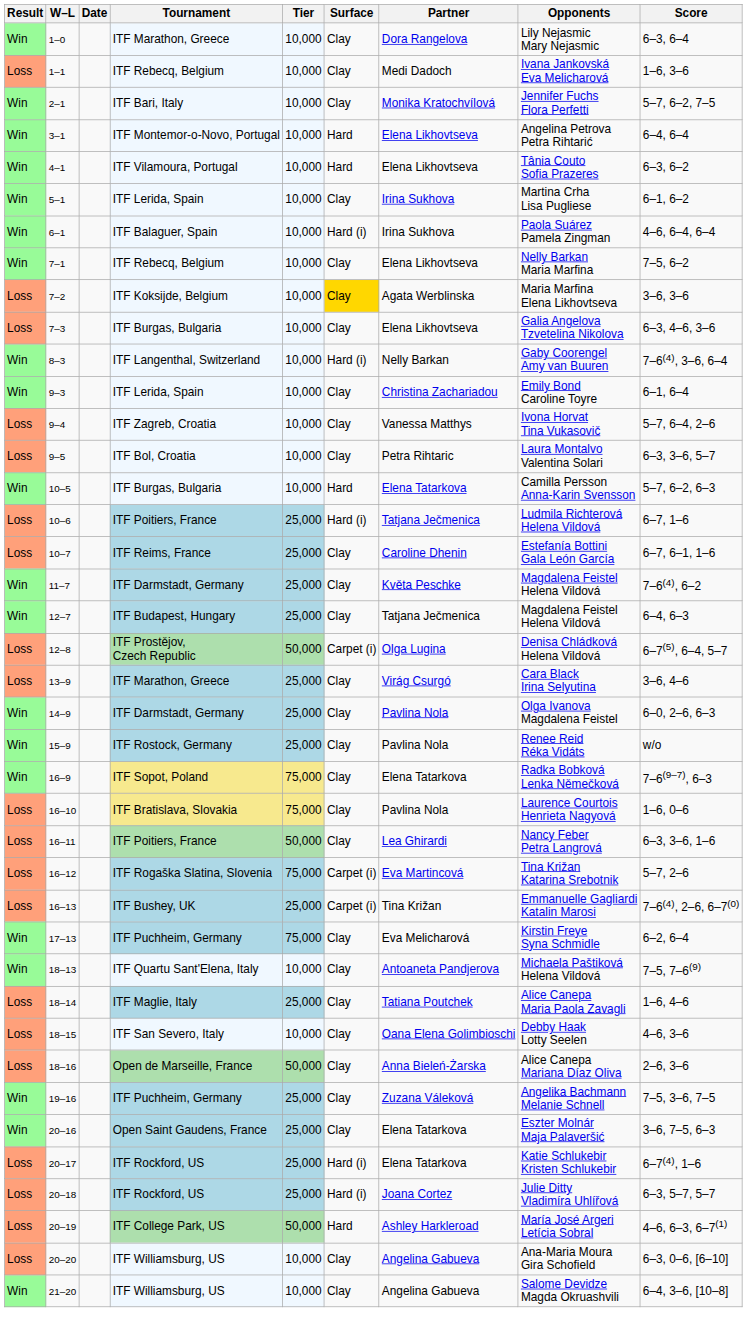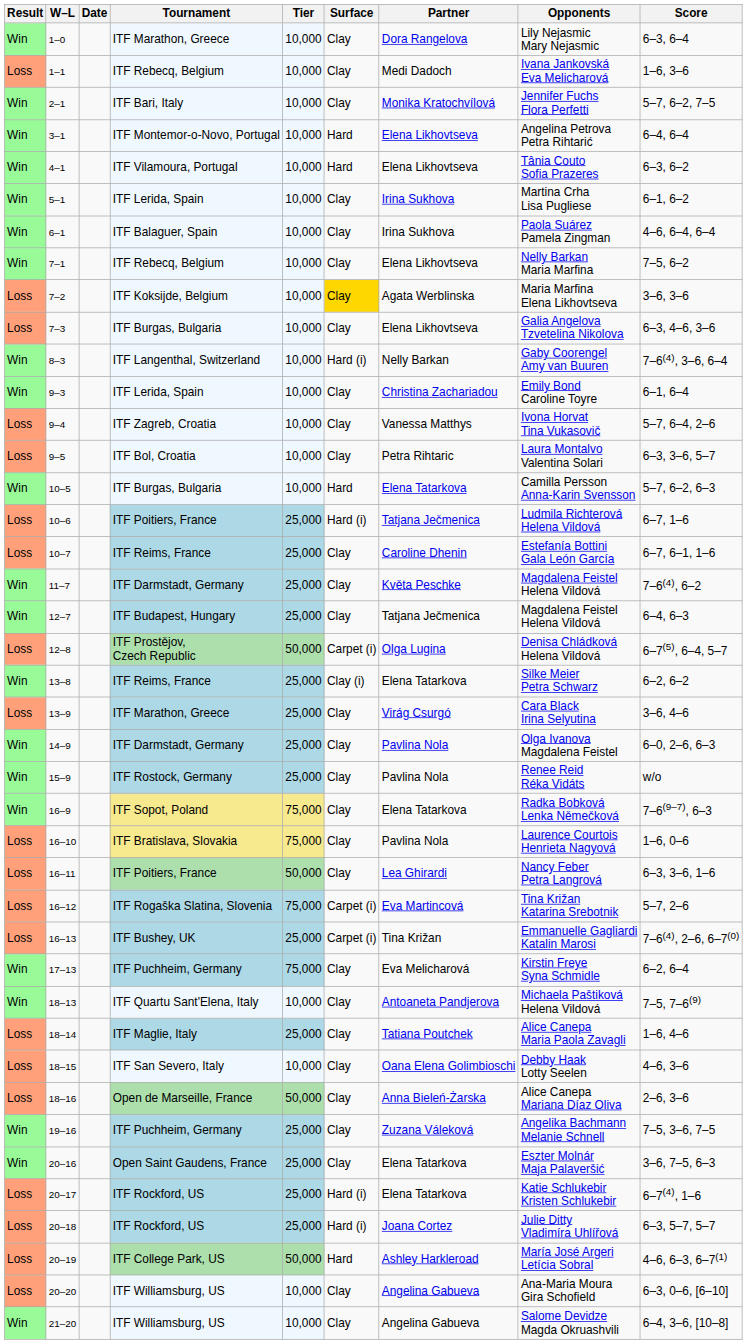(347, 231) Hard (i) -> (339, 231) Clay
+ row: (60, 682)
